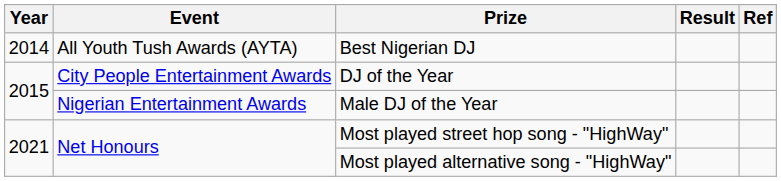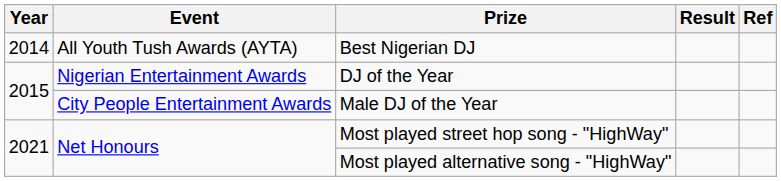(194, 76) City People Entertainment Awards -> (182, 76) Nigerian Entertainment Awards
(182, 104) Nigerian Entertainment Awards -> (194, 104) City People Entertainment Awards
